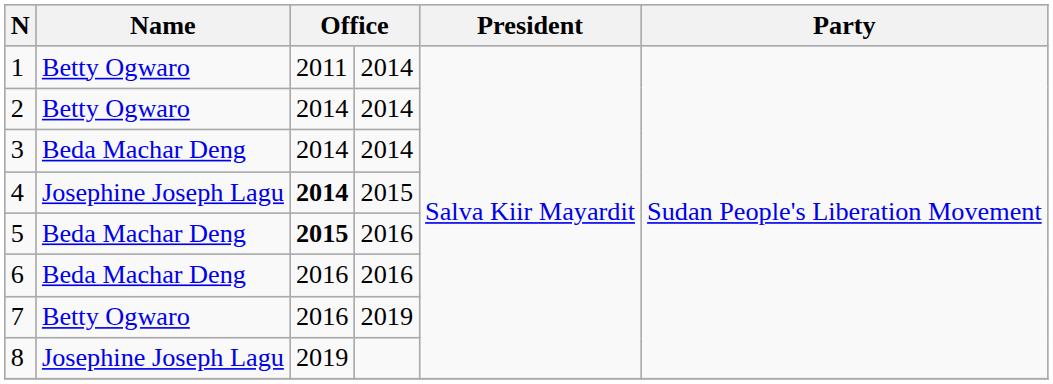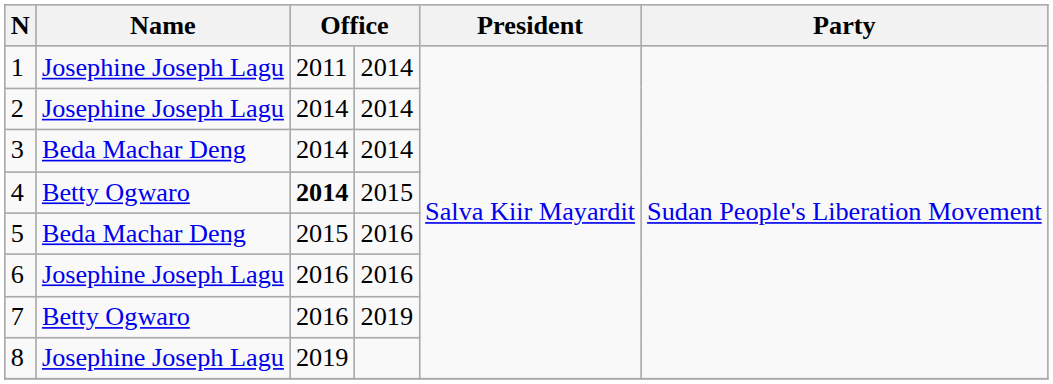(116, 66) Betty Ogwaro -> (163, 66) Josephine Joseph Lagu
(116, 108) Betty Ogwaro -> (163, 108) Josephine Joseph Lagu
(163, 191) Josephine Joseph Lagu -> (116, 191) Betty Ogwaro
(322, 233) bold -> (322, 233) normal
(144, 274) Beda Machar Deng -> (163, 274) Josephine Joseph Lagu
